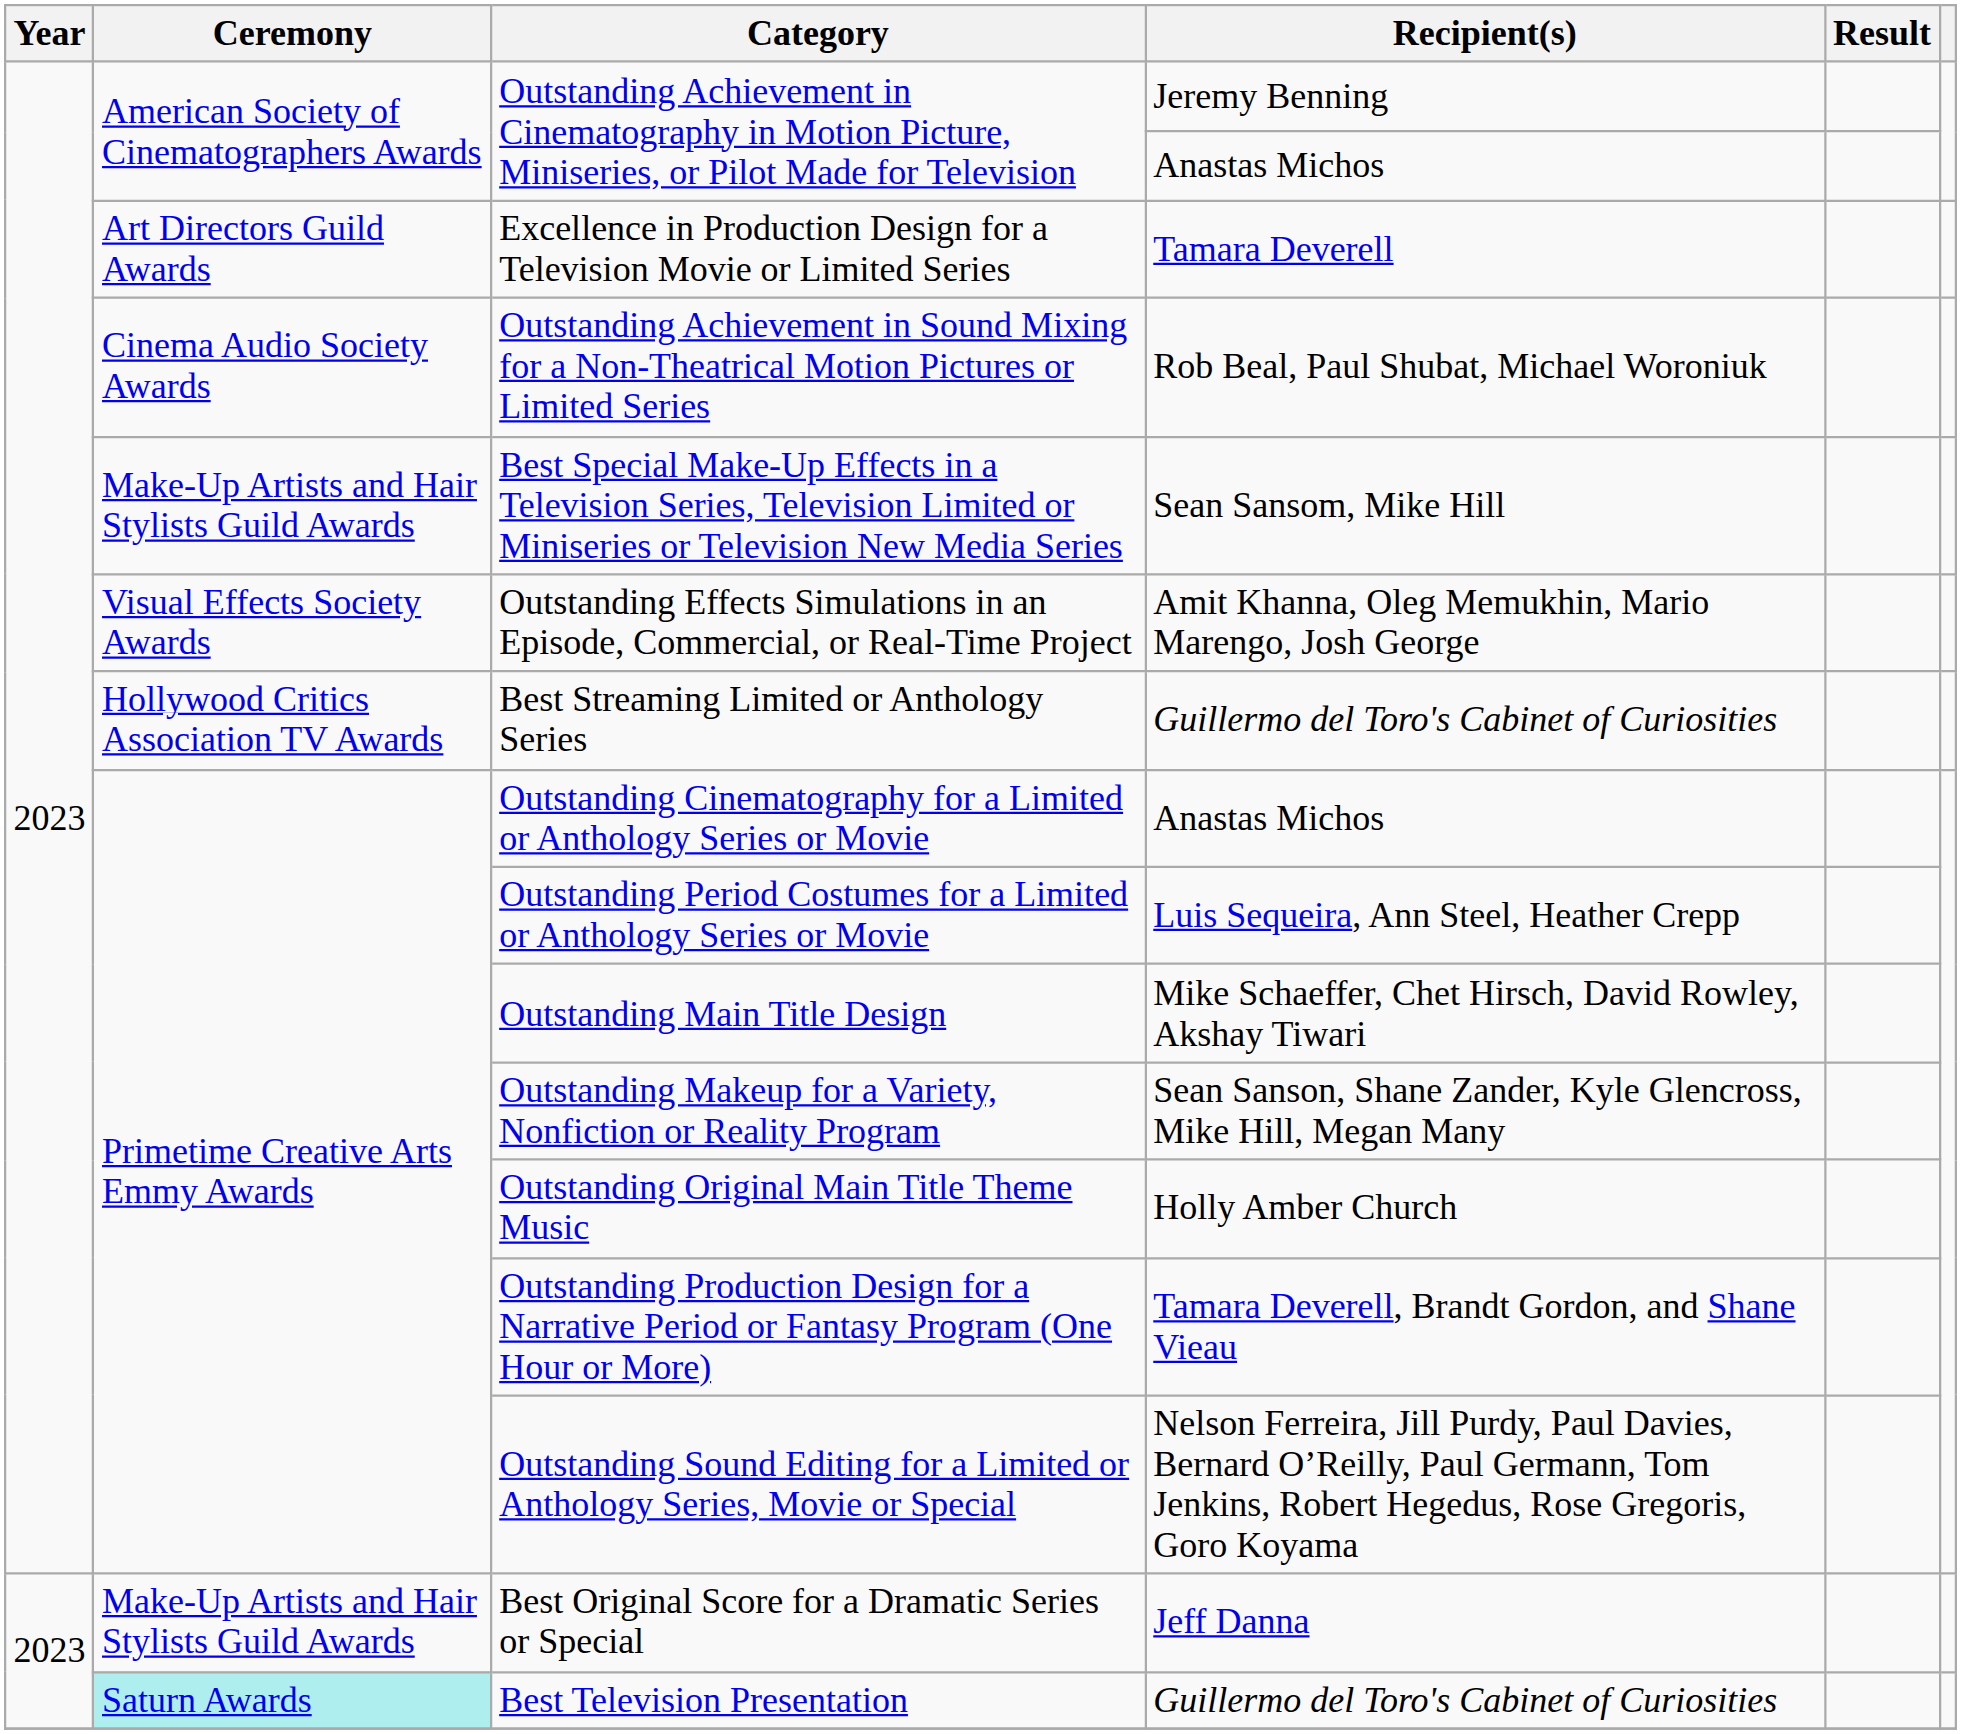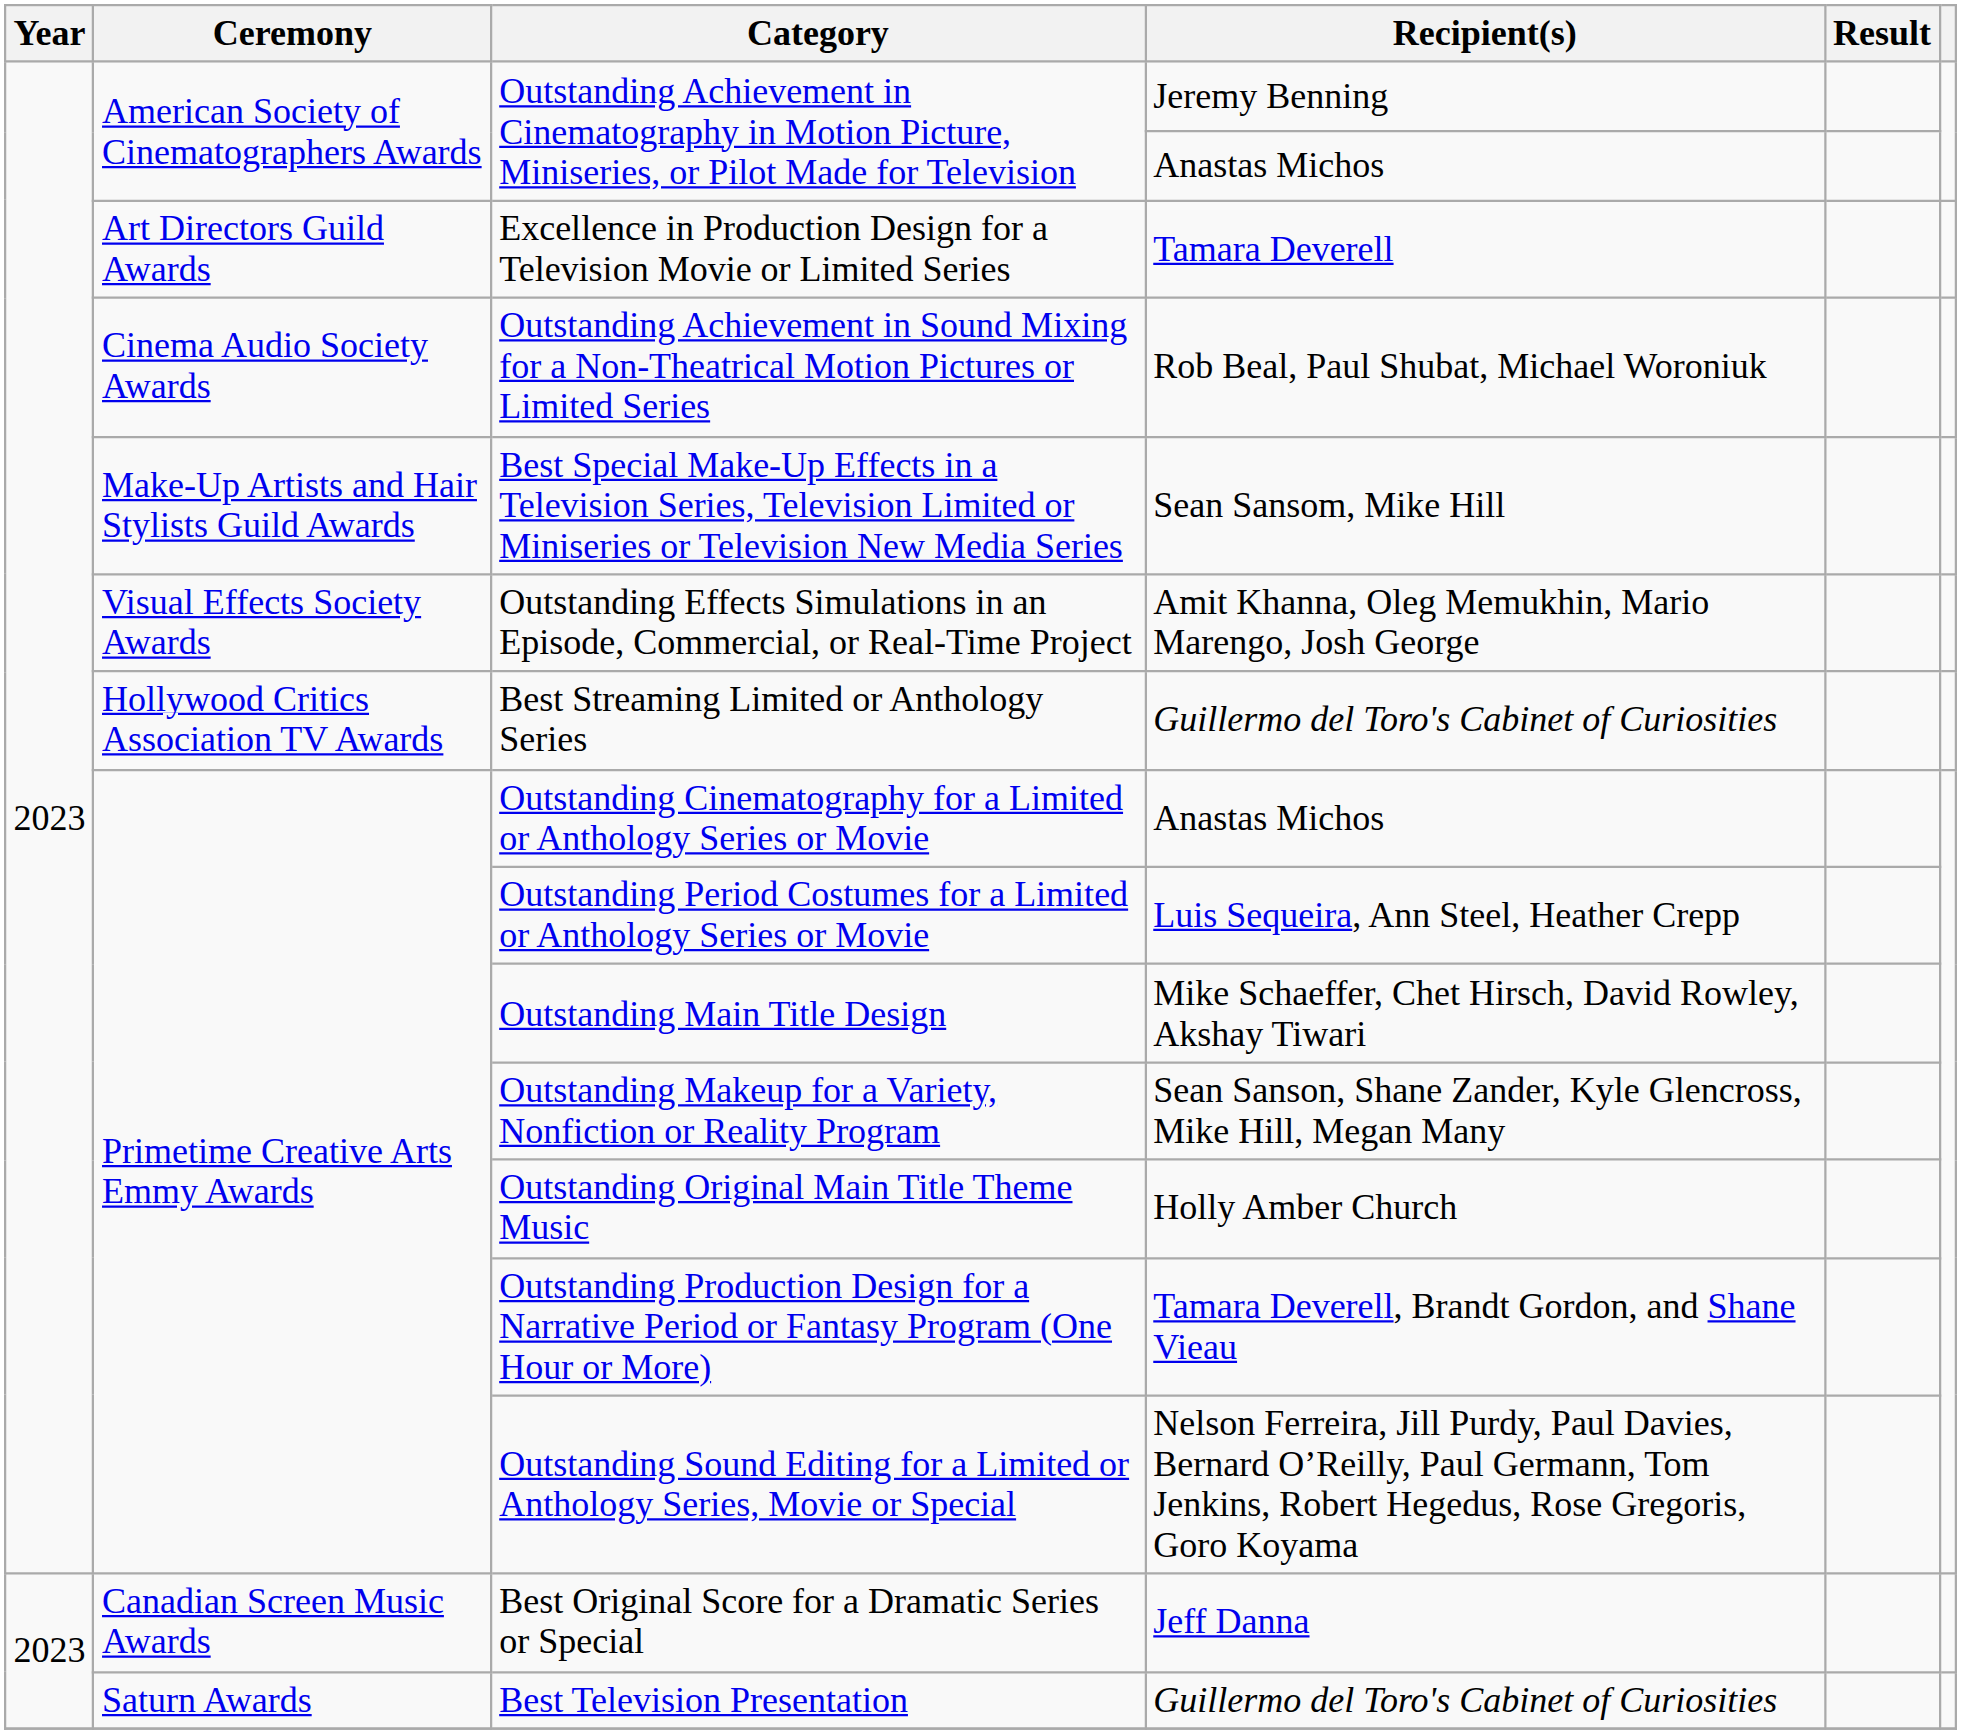(289, 1622) Make-Up Artists and Hair Stylists Guild Awards -> (273, 1622) Canadian Screen Music Awards
(207, 1699) paleturquoise background -> (207, 1699) no background
